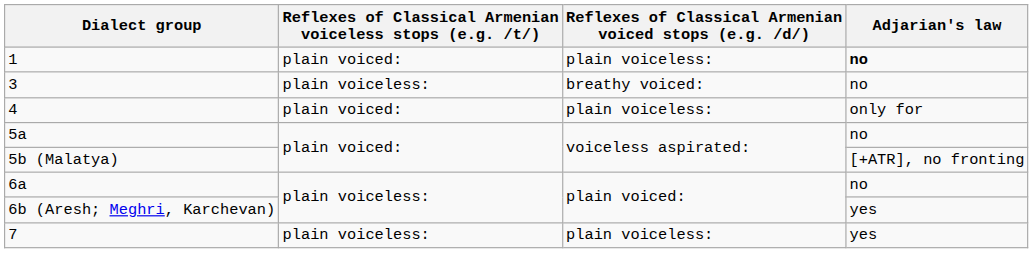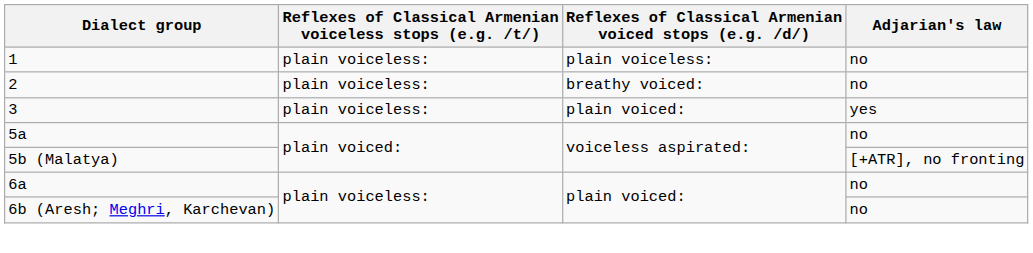(342, 60) plain voiced: -> (356, 60) plain voiceless:
(859, 60) bold -> (859, 60) normal
+ row: (13, 85)
(635, 85) breathy voiced: -> (626, 110) plain voiced:
(859, 85) no -> (863, 110) yes
- row: (13, 110)
(863, 210) yes -> (859, 210) no
- row: (13, 235)
